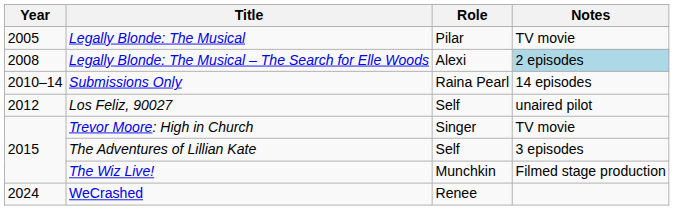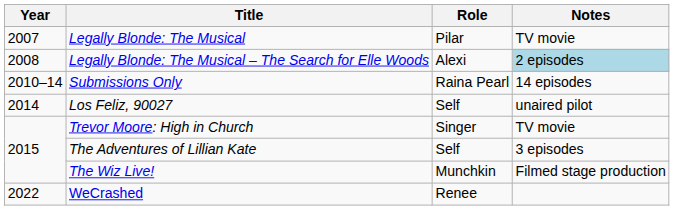(23, 37) 2005 -> (23, 37) 2007
(23, 104) 2012 -> (23, 104) 2014
(23, 194) 2024 -> (23, 194) 2022
